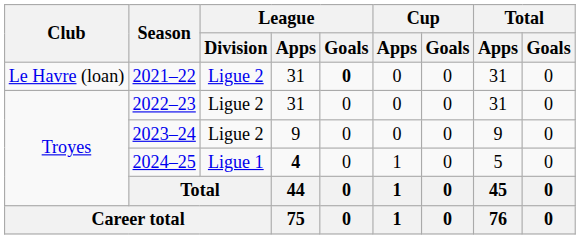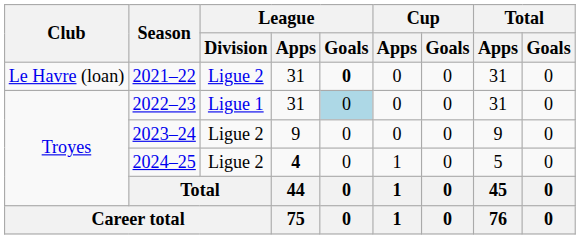(236, 104) Ligue 2 -> (236, 104) Ligue 1
(346, 104) no background -> (346, 104) lightblue background
(236, 162) Ligue 1 -> (236, 162) Ligue 2
